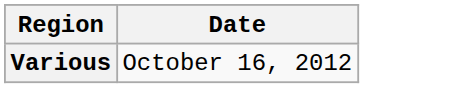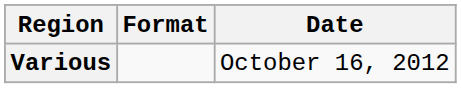+ column: (166, 24)
